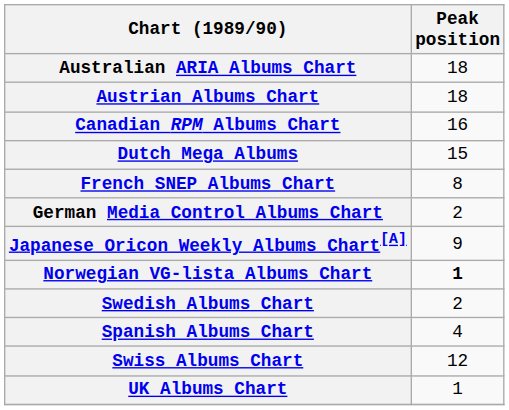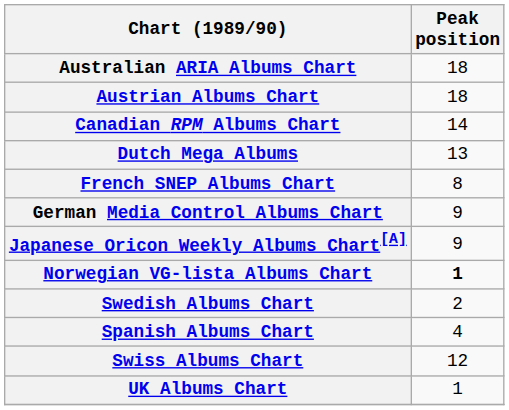(458, 126) 16 -> (458, 126) 14
(458, 155) 15 -> (458, 155) 13
(458, 212) 2 -> (458, 212) 9
